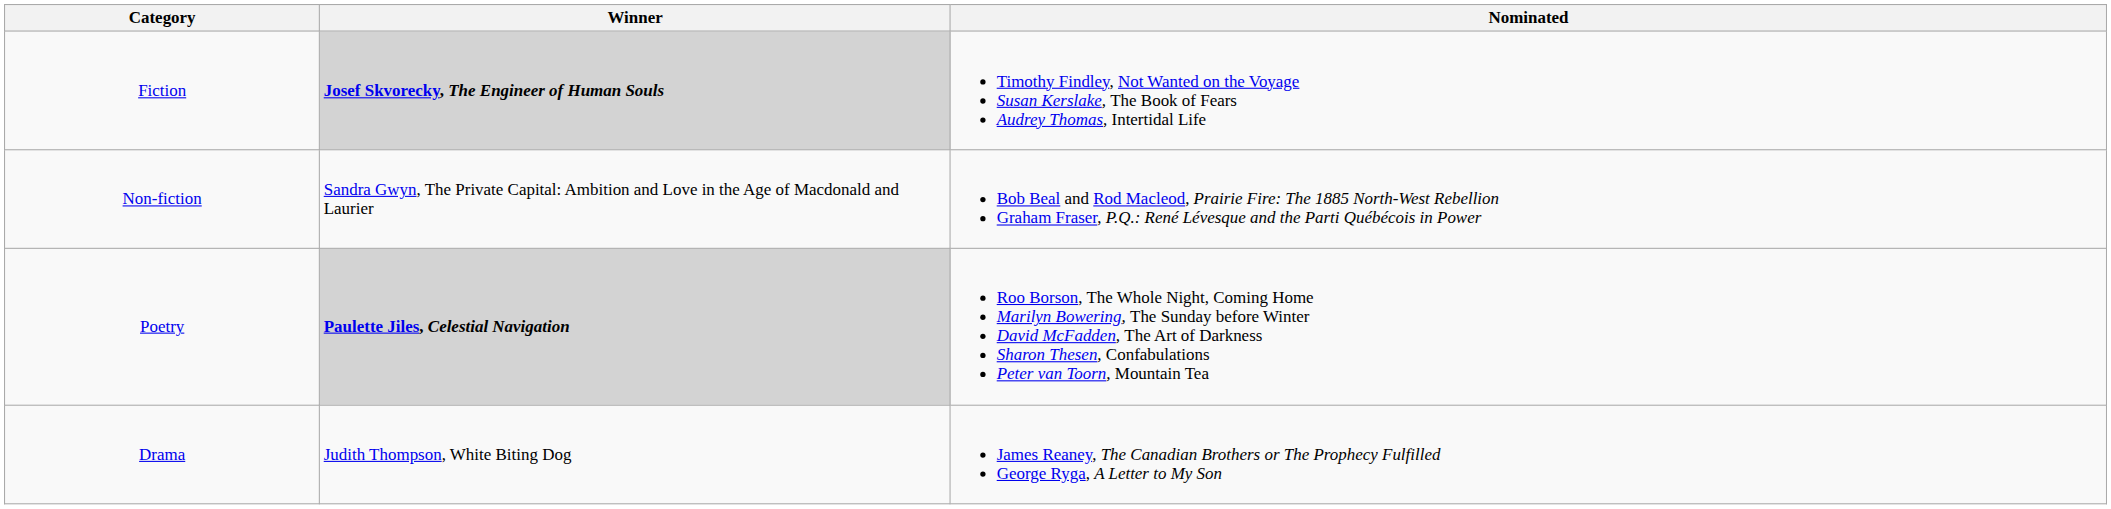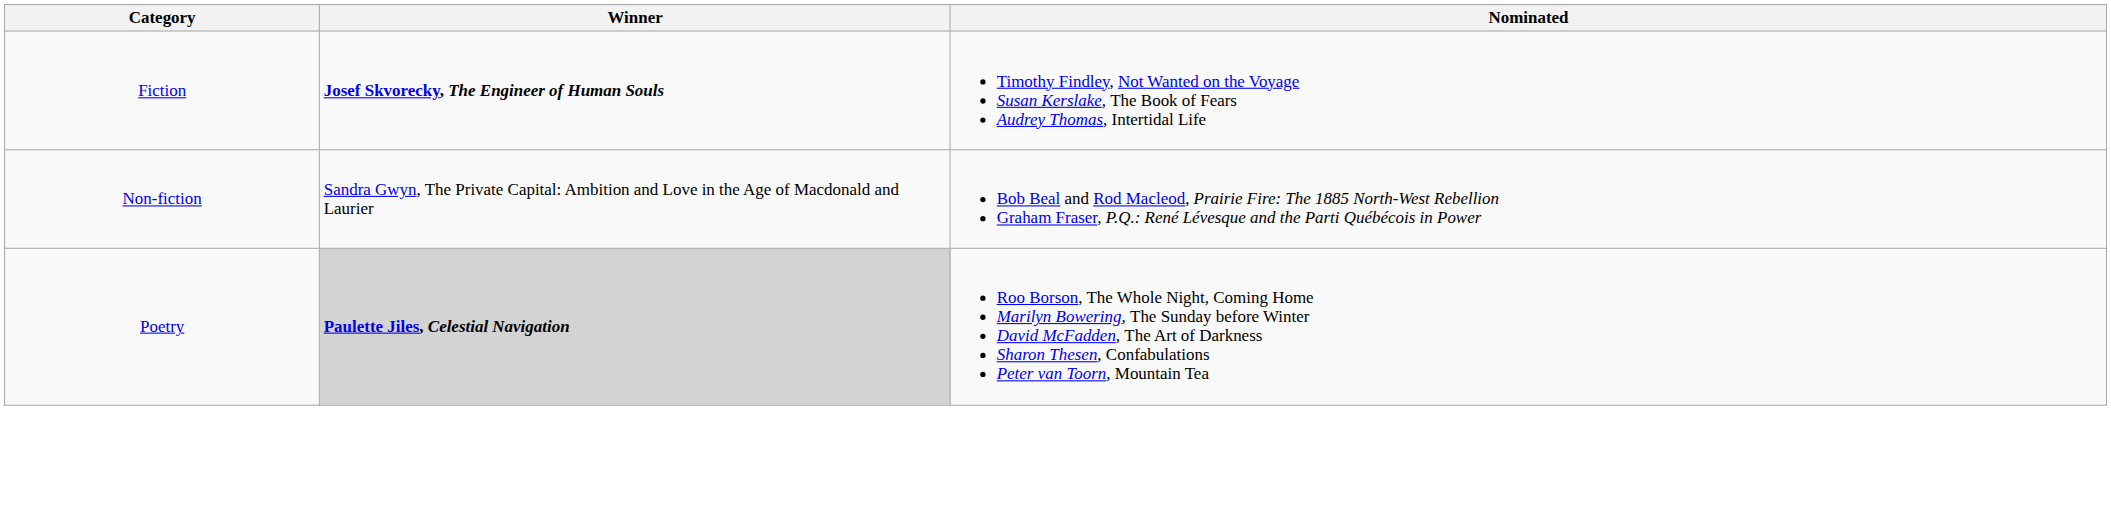(494, 90) lightgrey background -> (494, 90) no background
- row: (162, 454)
